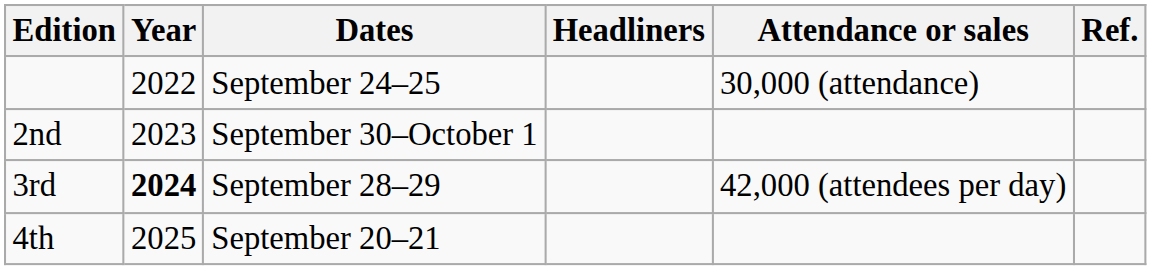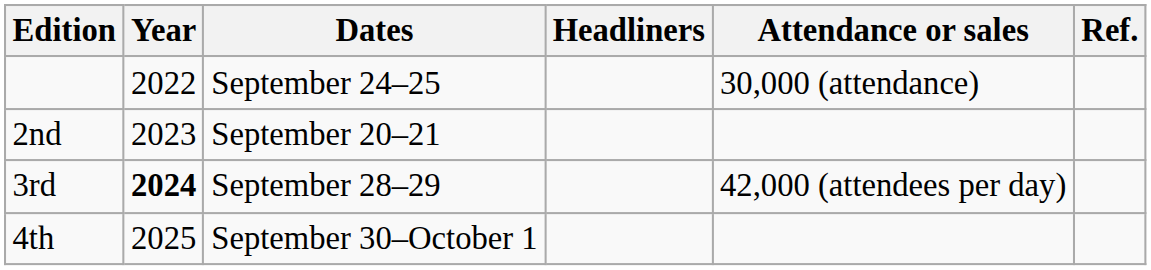(374, 133) September 30–October 1 -> (326, 133) September 20–21
(326, 237) September 20–21 -> (374, 237) September 30–October 1
